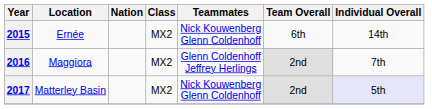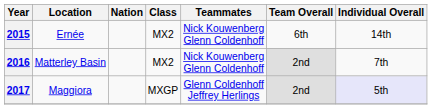(70, 62) Maggiora -> (70, 62) Matterley Basin
(221, 62) Glenn Coldenhoff Jeffrey Herlings -> (224, 62) Nick Kouwenberg Glenn Coldenhoff
(70, 89) Matterley Basin -> (70, 89) Maggiora
(162, 89) MX2 -> (163, 89) MXGP
(221, 89) Nick Kouwenberg Glenn Coldenhoff -> (224, 89) Glenn Coldenhoff Jeffrey Herlings
